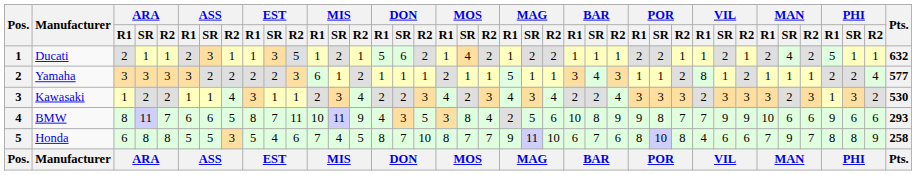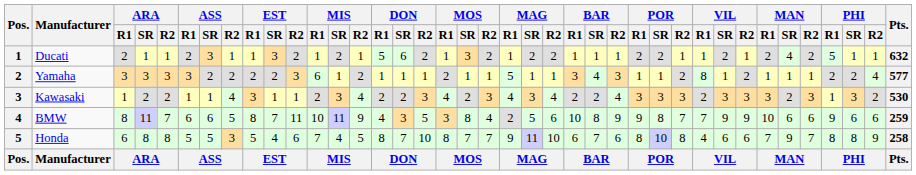(296, 55) 5 -> (296, 55) 2
(468, 55) 4 -> (468, 55) 3
(899, 117) 293 -> (899, 117) 259
